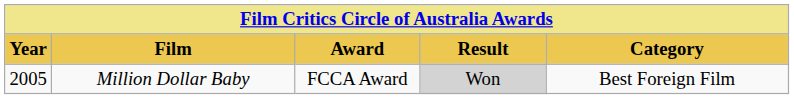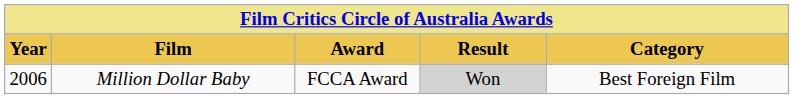(28, 78) 2005 -> (28, 78) 2006
